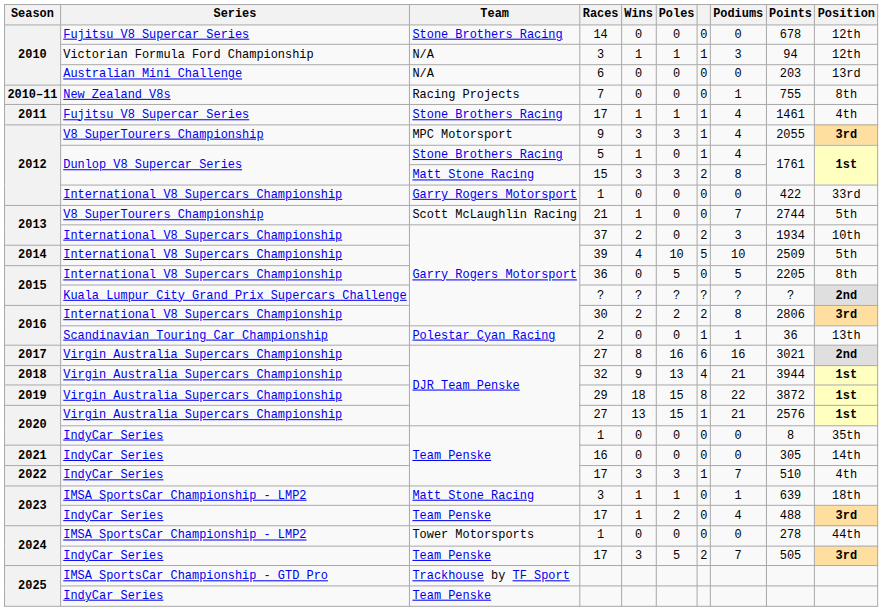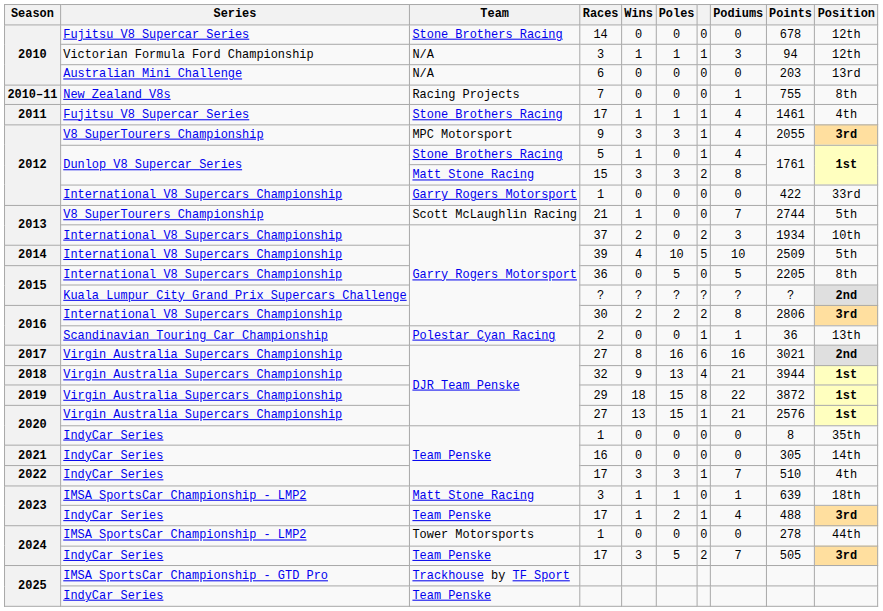(704, 515) 0 -> (704, 515) 1
